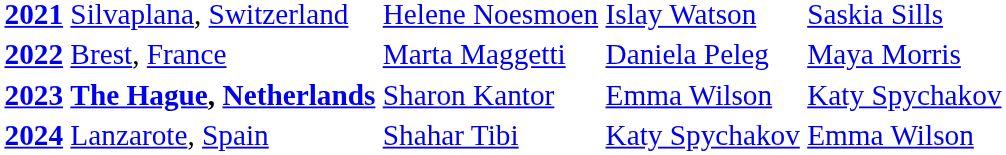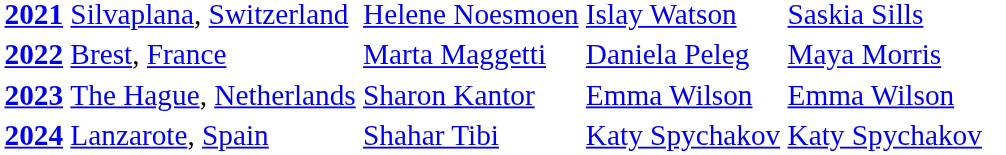(223, 95) bold -> (213, 95) normal
(904, 95) Katy Spychakov -> (871, 95) Emma Wilson
(890, 135) Emma Wilson -> (885, 135) Katy Spychakov
